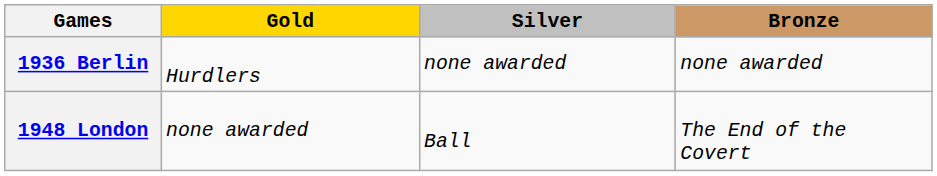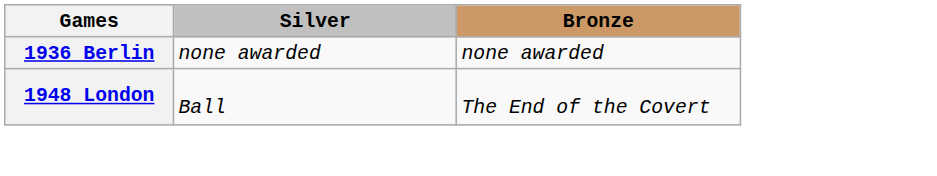- column: (290, 21)
